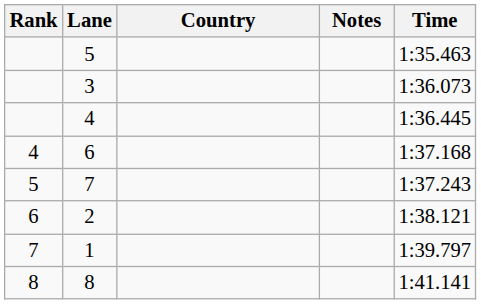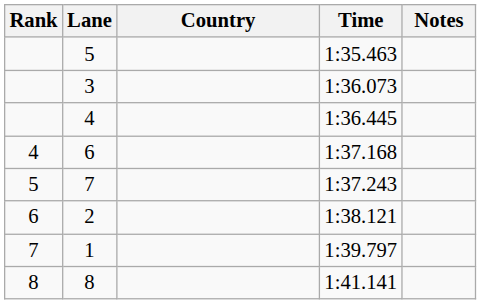columns swapped: (435, 20) <-> (357, 20)
